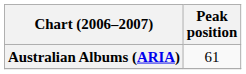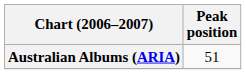(212, 56) 61 -> (212, 56) 51
